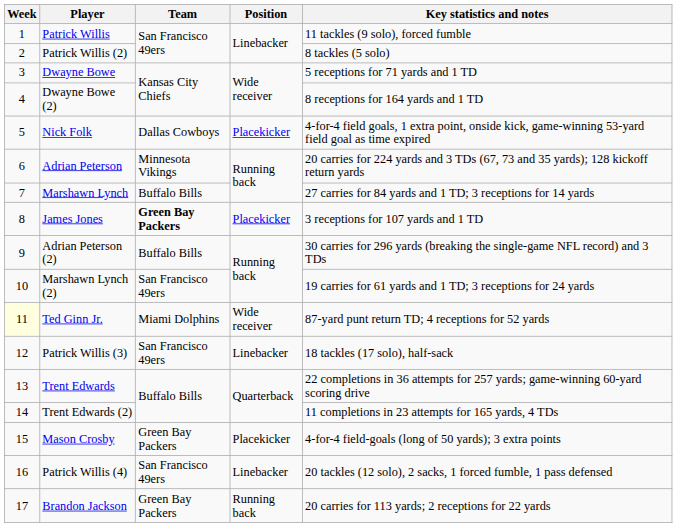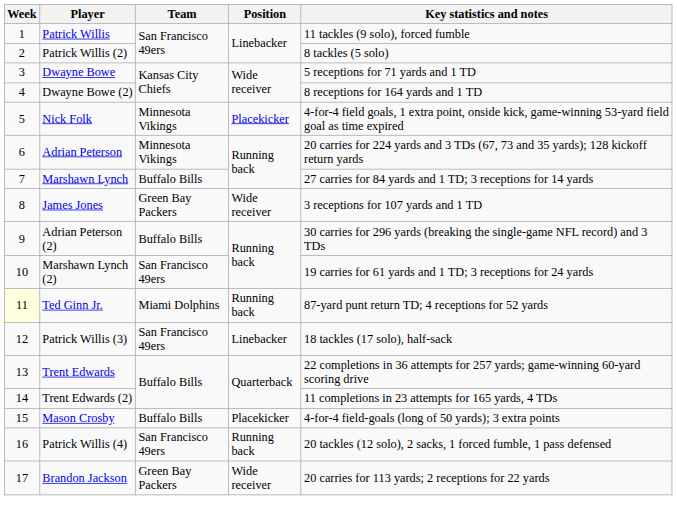(179, 132) Dallas Cowboys -> (164, 118) Minnesota Vikings
(166, 219) bold -> (165, 205) normal
(261, 219) Placekicker -> (251, 205) Wide receiver
(252, 319) Wide receiver -> (253, 305) Running back
(165, 439) Green Bay Packers -> (170, 418) Buffalo Bills
(260, 472) Linebacker -> (253, 444) Running back
(254, 505) Running back -> (251, 478) Wide receiver
